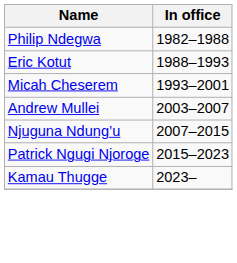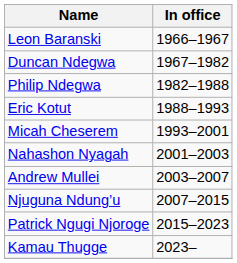+ row: (54, 39)
+ row: (62, 62)
+ row: (68, 154)
